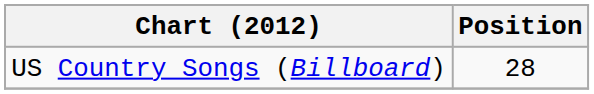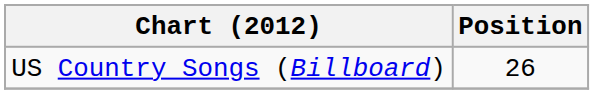(520, 68) 28 -> (520, 68) 26
